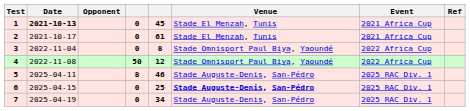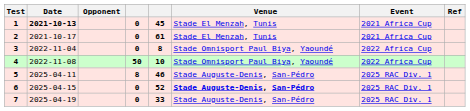(160, 62) 12 -> (160, 62) 10
(160, 87) 25 -> (160, 87) 52
(160, 100) 34 -> (160, 100) 33
